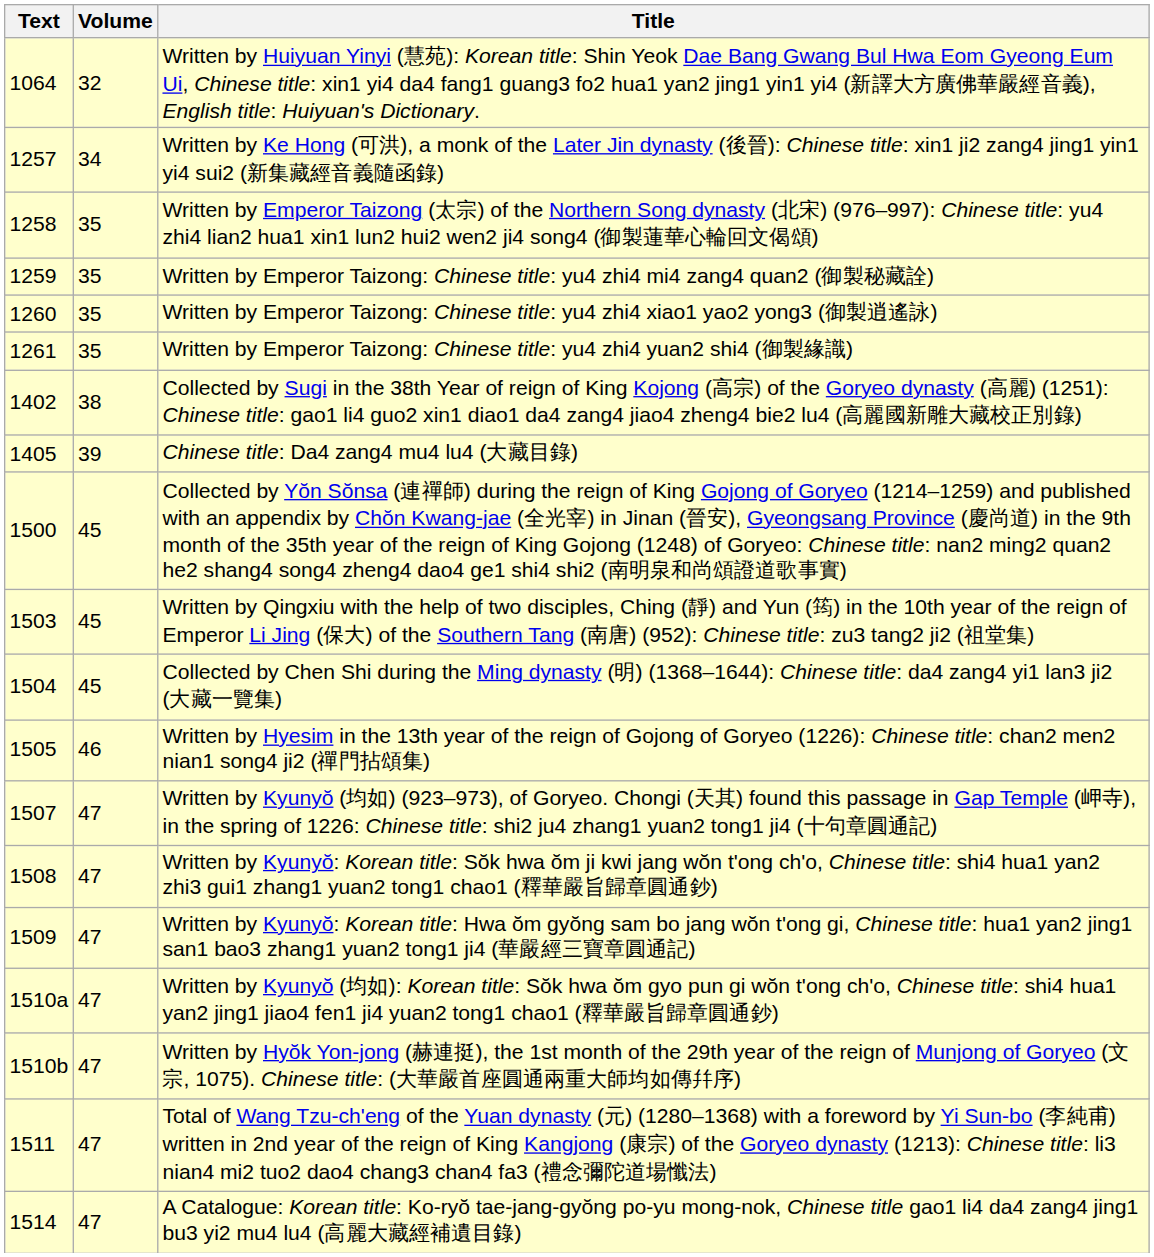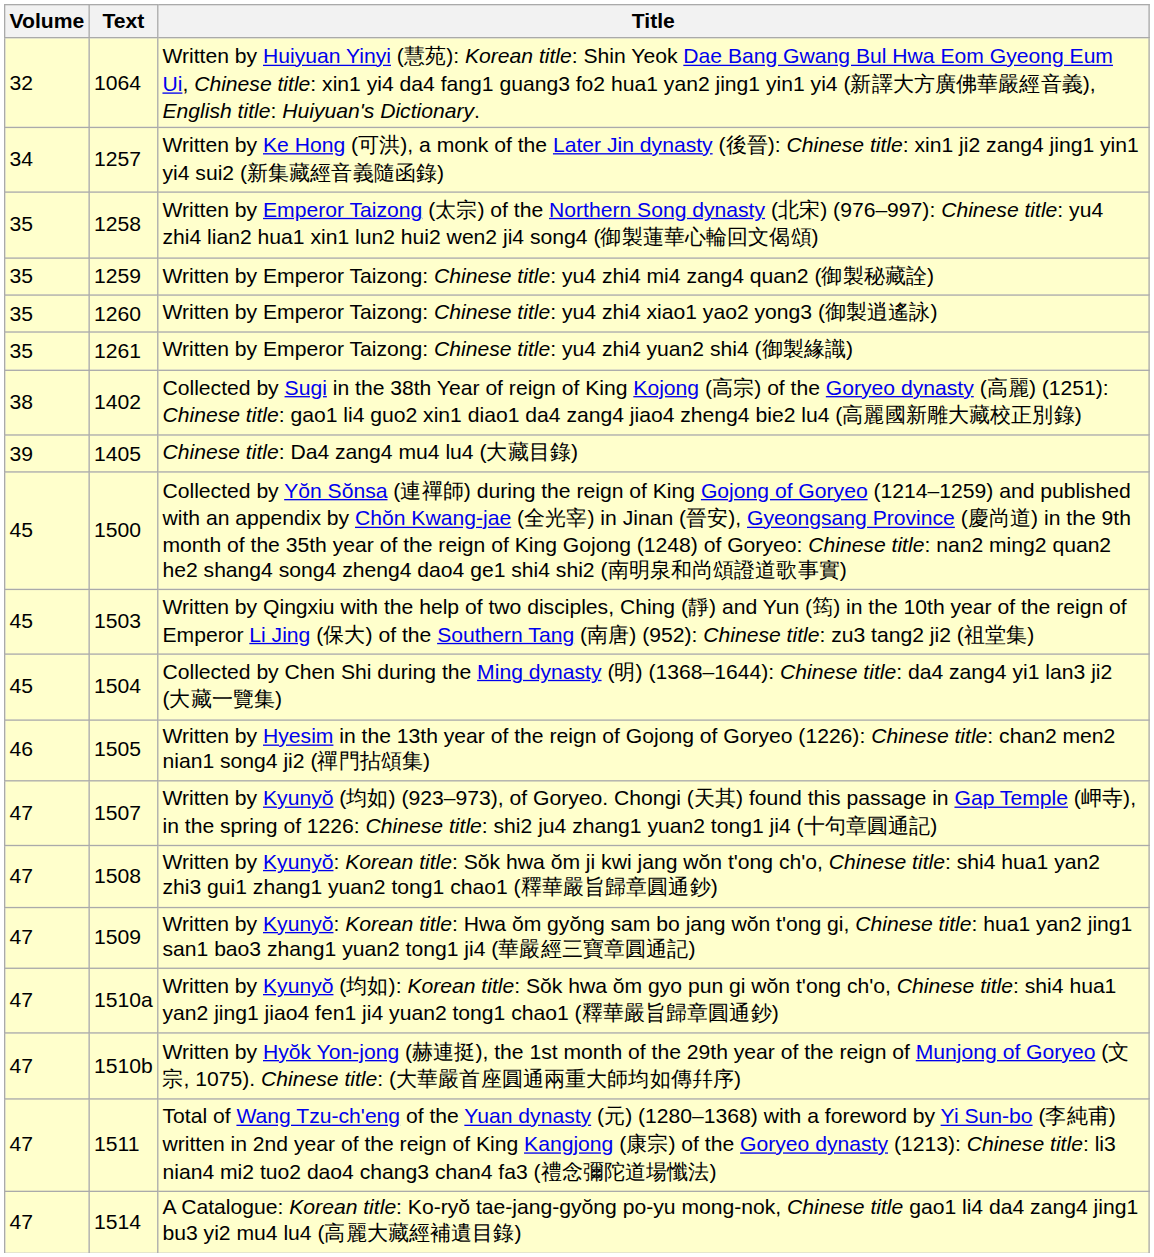columns swapped: (115, 21) <-> (39, 21)
